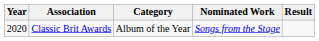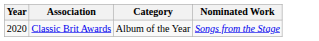- column: (298, 12)
